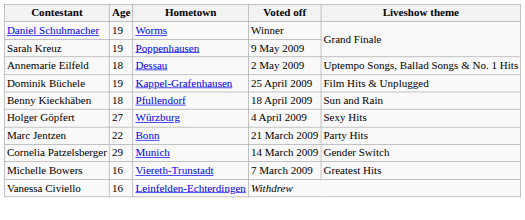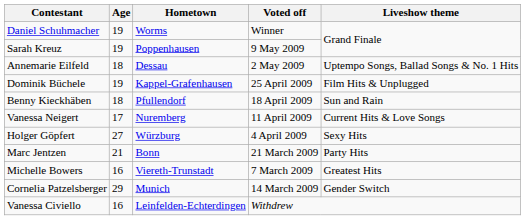+ row: (43, 118)
(118, 135) 22 -> (118, 153) 21
rows swapped: (57, 153) <-> (45, 170)
